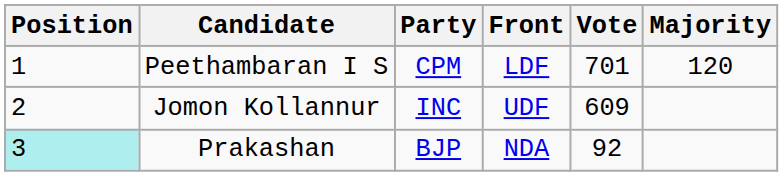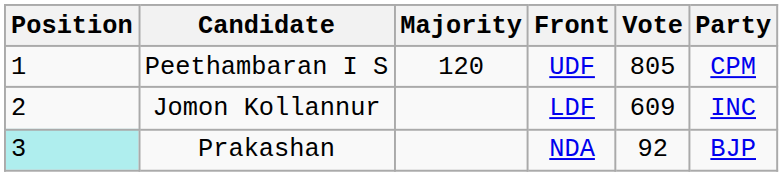columns swapped: (438, 26) <-> (710, 26)
(526, 67) LDF -> (572, 67) UDF
(607, 67) 701 -> (653, 67) 805
(526, 108) UDF -> (572, 108) LDF
